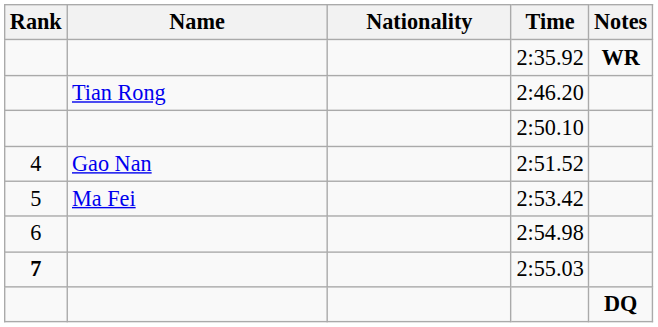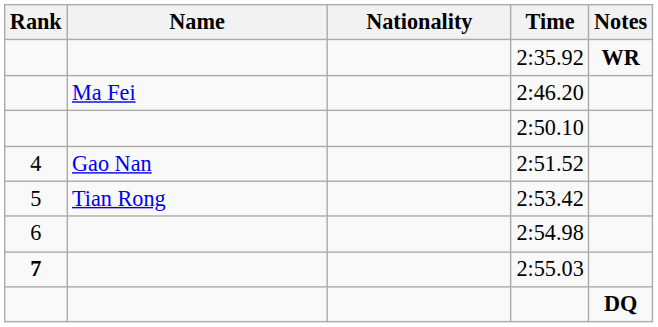(119, 92) Tian Rong -> (104, 92) Ma Fei
(104, 198) Ma Fei -> (119, 198) Tian Rong
